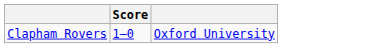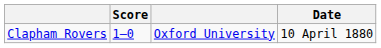+ column: (327, 14)
